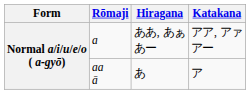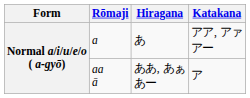(160, 40) ああ, あぁ あー -> (140, 40) あ
(140, 73) あ -> (160, 75) ああ, あぁ あー
